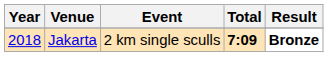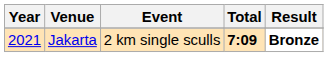(25, 40) 2018 -> (25, 40) 2021
